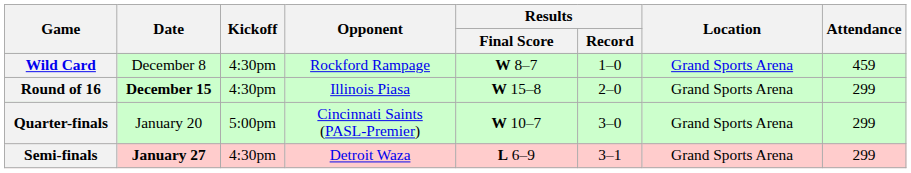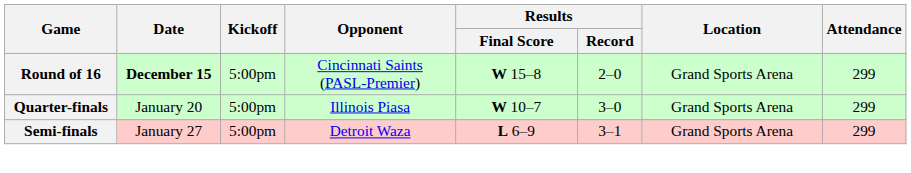- row: (61, 65)
(253, 89) 4:30pm -> (253, 74) 5:00pm
(370, 89) Illinois Piasa -> (370, 74) Cincinnati Saints (PASL-Premier)
(370, 122) Cincinnati Saints (PASL-Premier) -> (370, 107) Illinois Piasa
(169, 155) bold -> (169, 131) normal
(253, 155) 4:30pm -> (253, 131) 5:00pm
